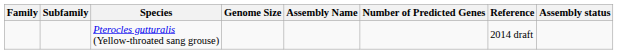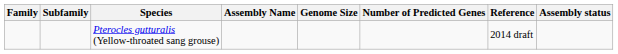columns swapped: (322, 12) <-> (253, 12)
